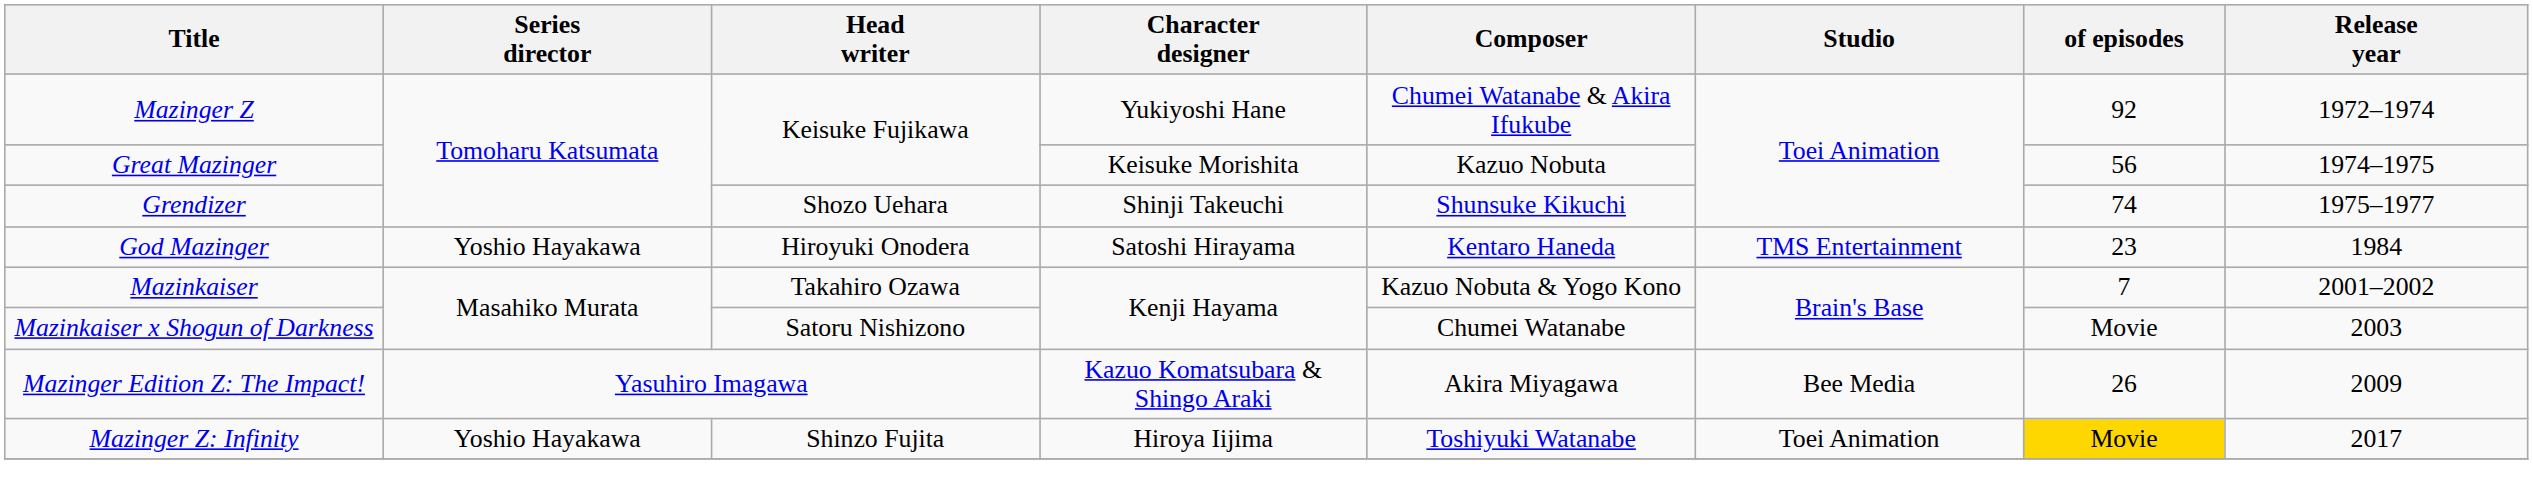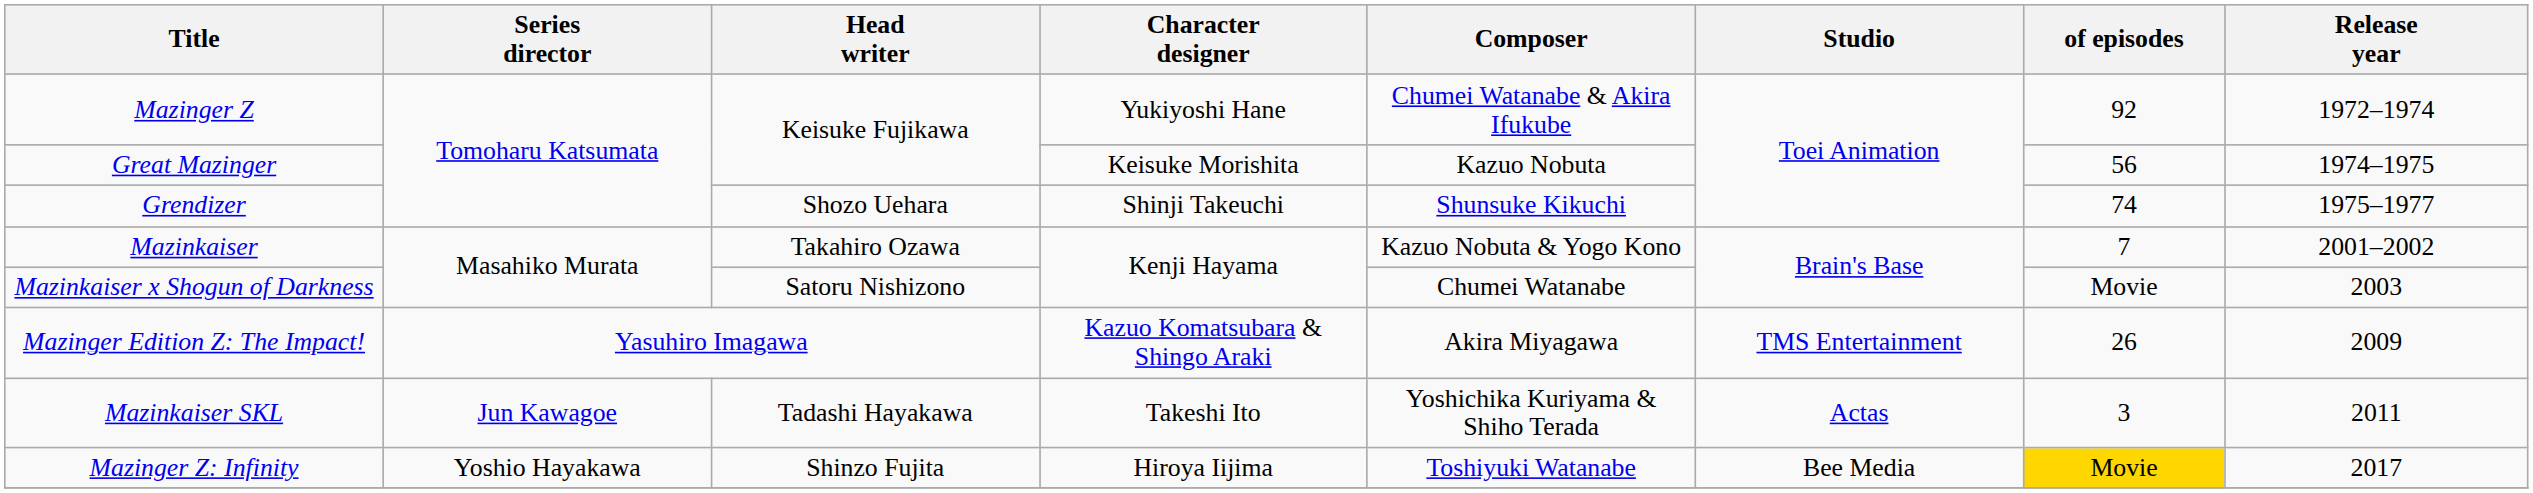- row: (194, 246)
(1859, 383) Bee Media -> (1859, 342) TMS Entertainment
+ row: (194, 412)
(1859, 438) Toei Animation -> (1859, 467) Bee Media
